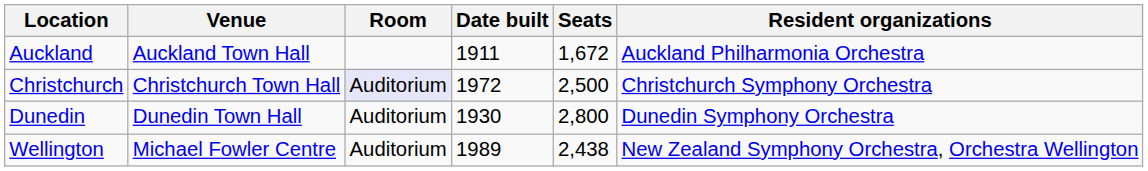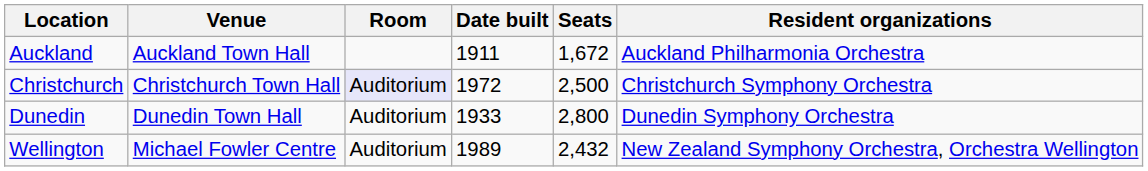(479, 117) 1930 -> (479, 117) 1933
(583, 149) 2,438 -> (583, 149) 2,432
